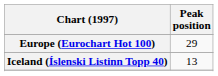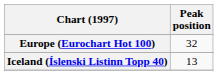(192, 43) 29 -> (192, 43) 32
